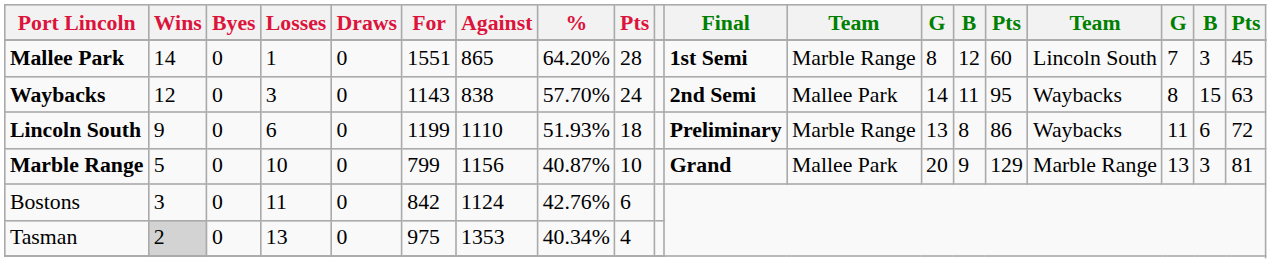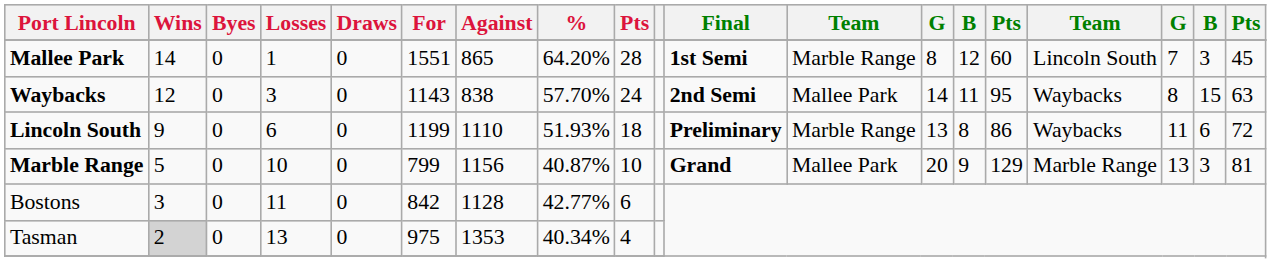(482, 201) 1124 -> (482, 201) 1128
(576, 201) 42.76% -> (576, 201) 42.77%
